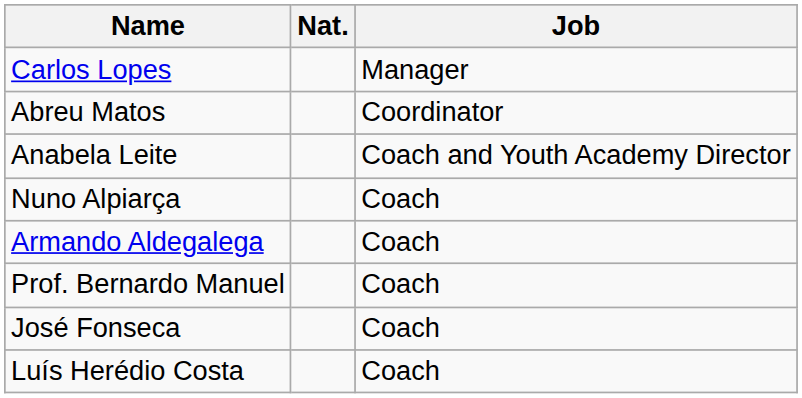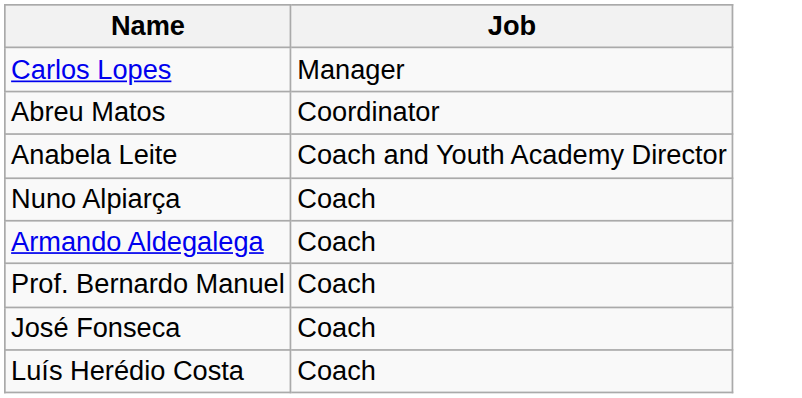- column: (323, 26)
